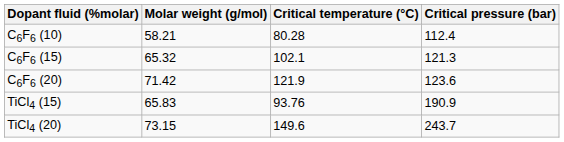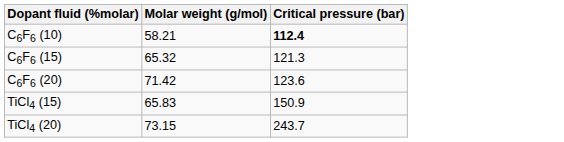- column: (346, 14)
(440, 35) normal -> (289, 35) bold
(440, 103) 190.9 -> (289, 103) 150.9
